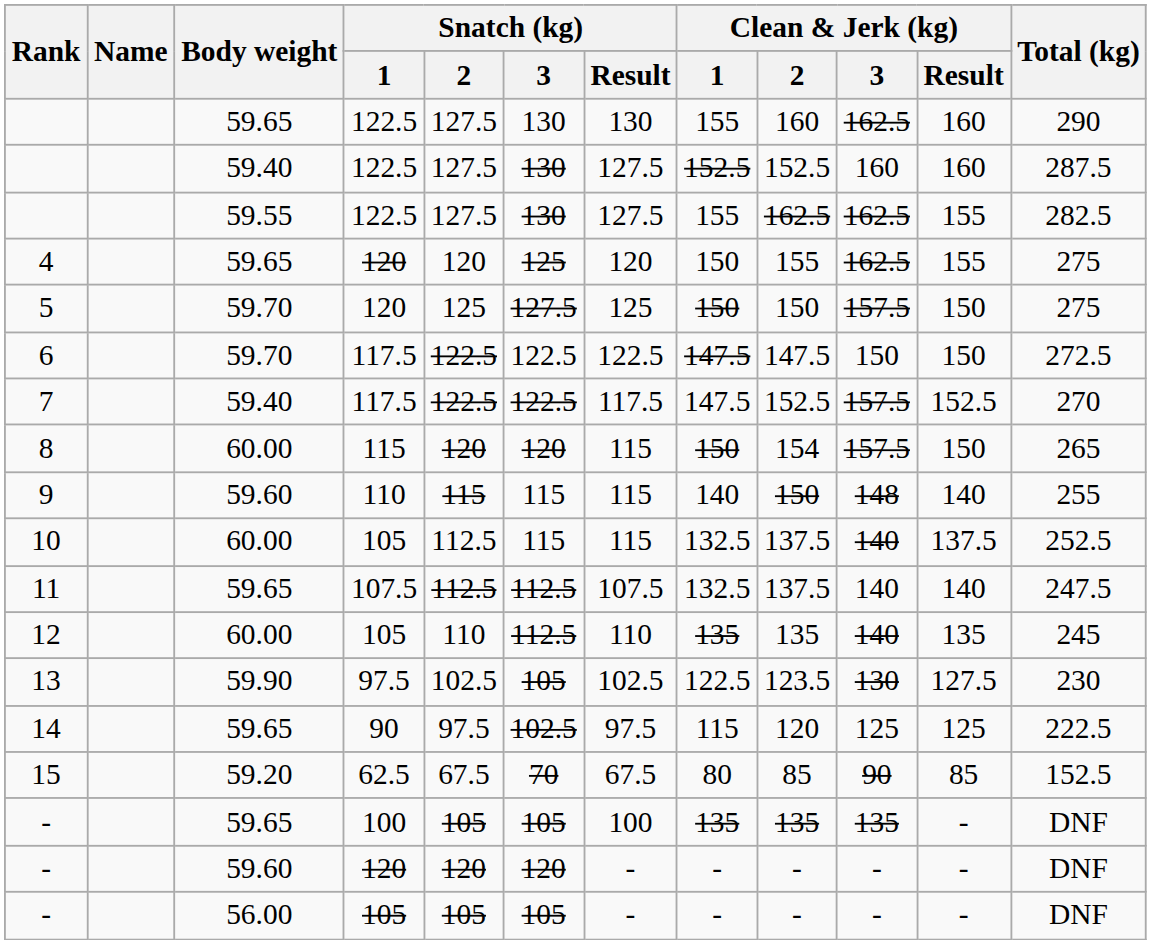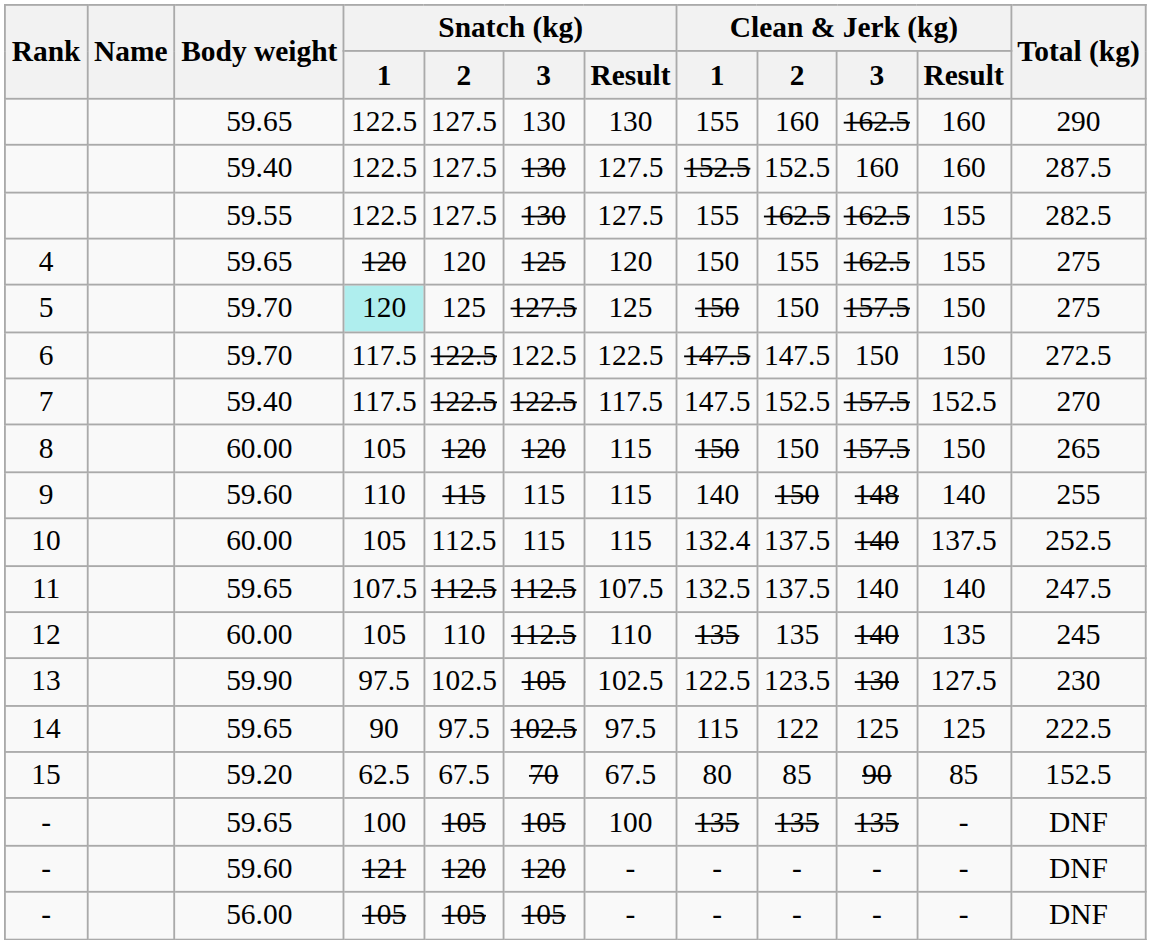(384, 307) no background -> (384, 307) paleturquoise background
(384, 448) 115 -> (384, 448) 105
(797, 448) 154 -> (797, 448) 150
(717, 541) 132.5 -> (717, 541) 132.4
(797, 728) 120 -> (797, 728) 122
(384, 868) 120 -> (384, 868) 121
